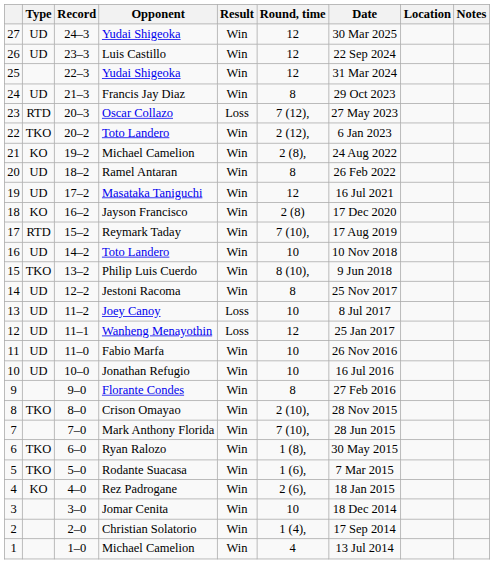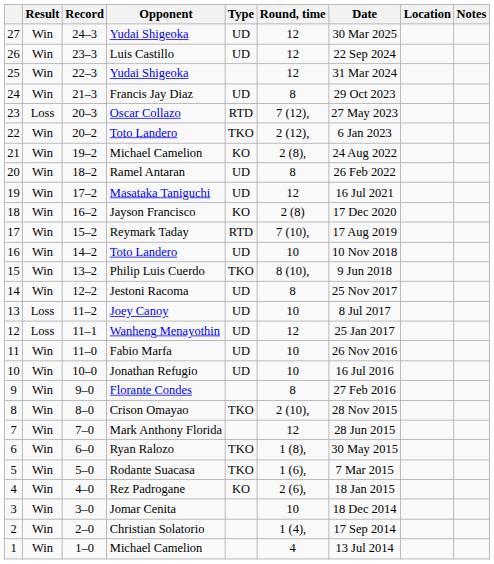columns swapped: (237, 14) <-> (39, 14)
(293, 430) 7 (10), -> (293, 430) 12
